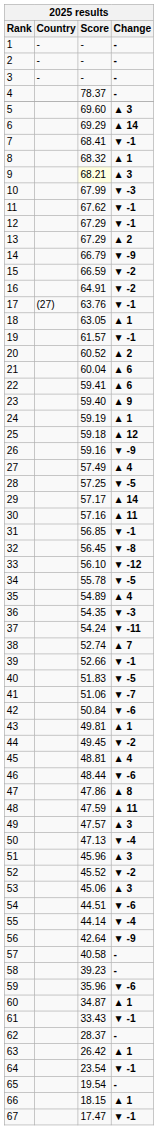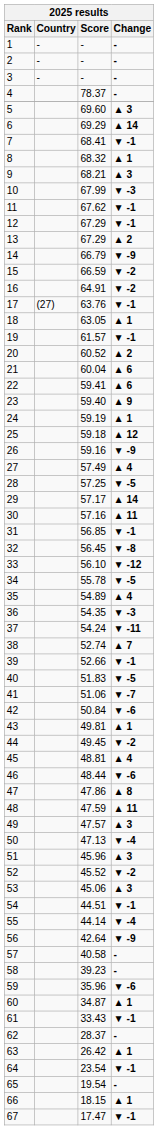(93, 175) lightyellow background -> (93, 175) no background
(125, 905) ▼ -6 -> (125, 905) ▼ -1
